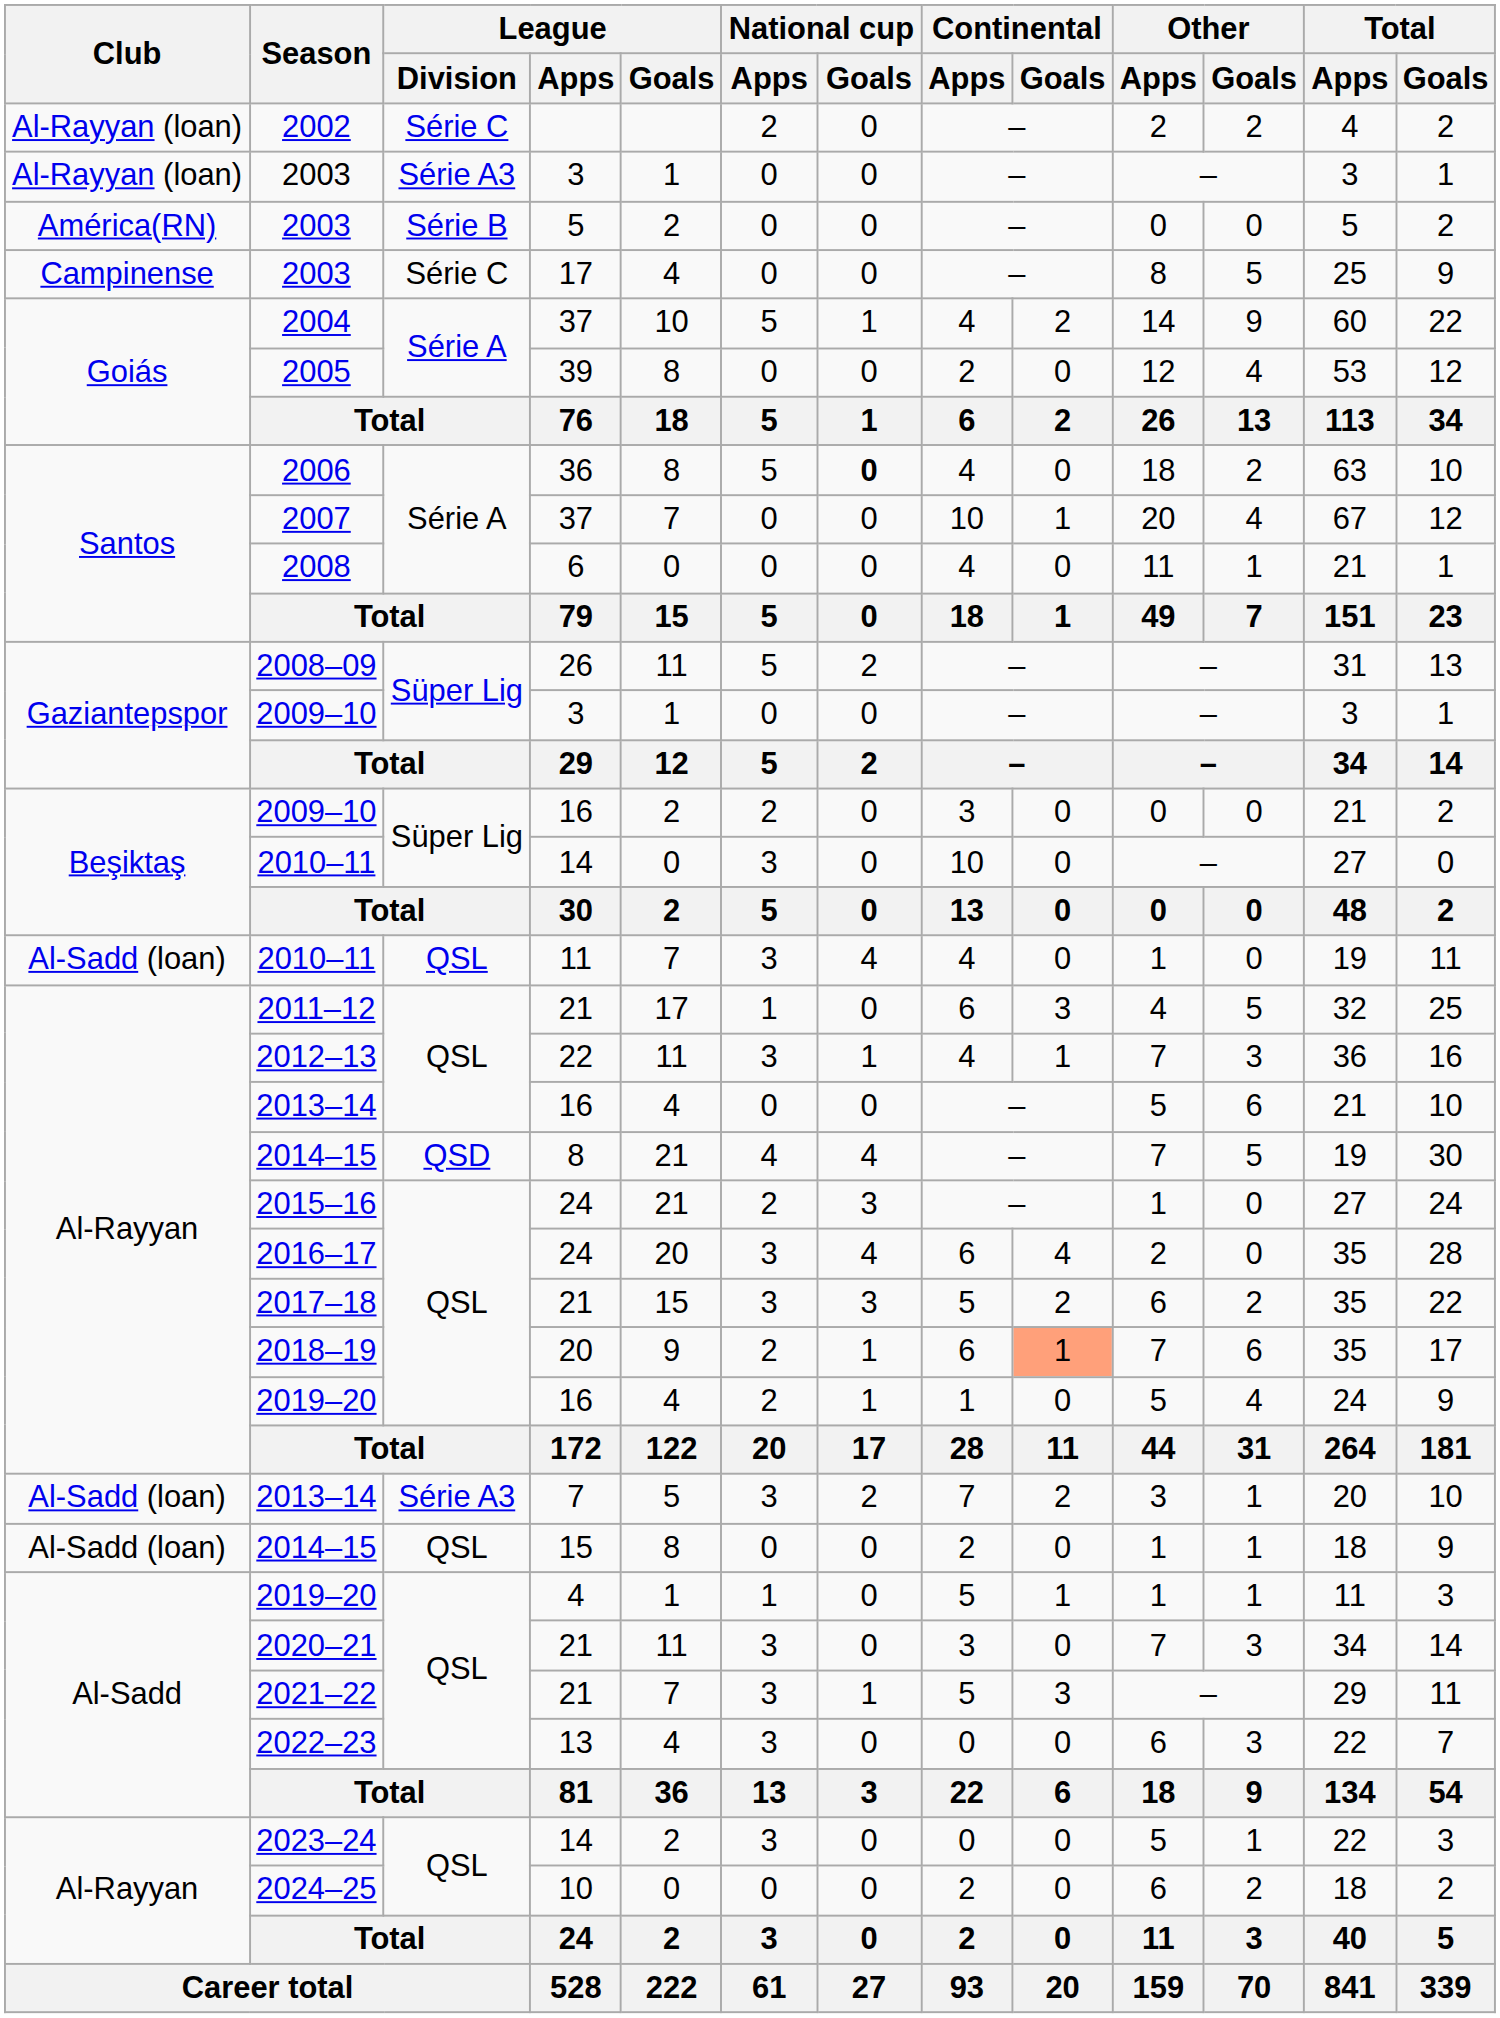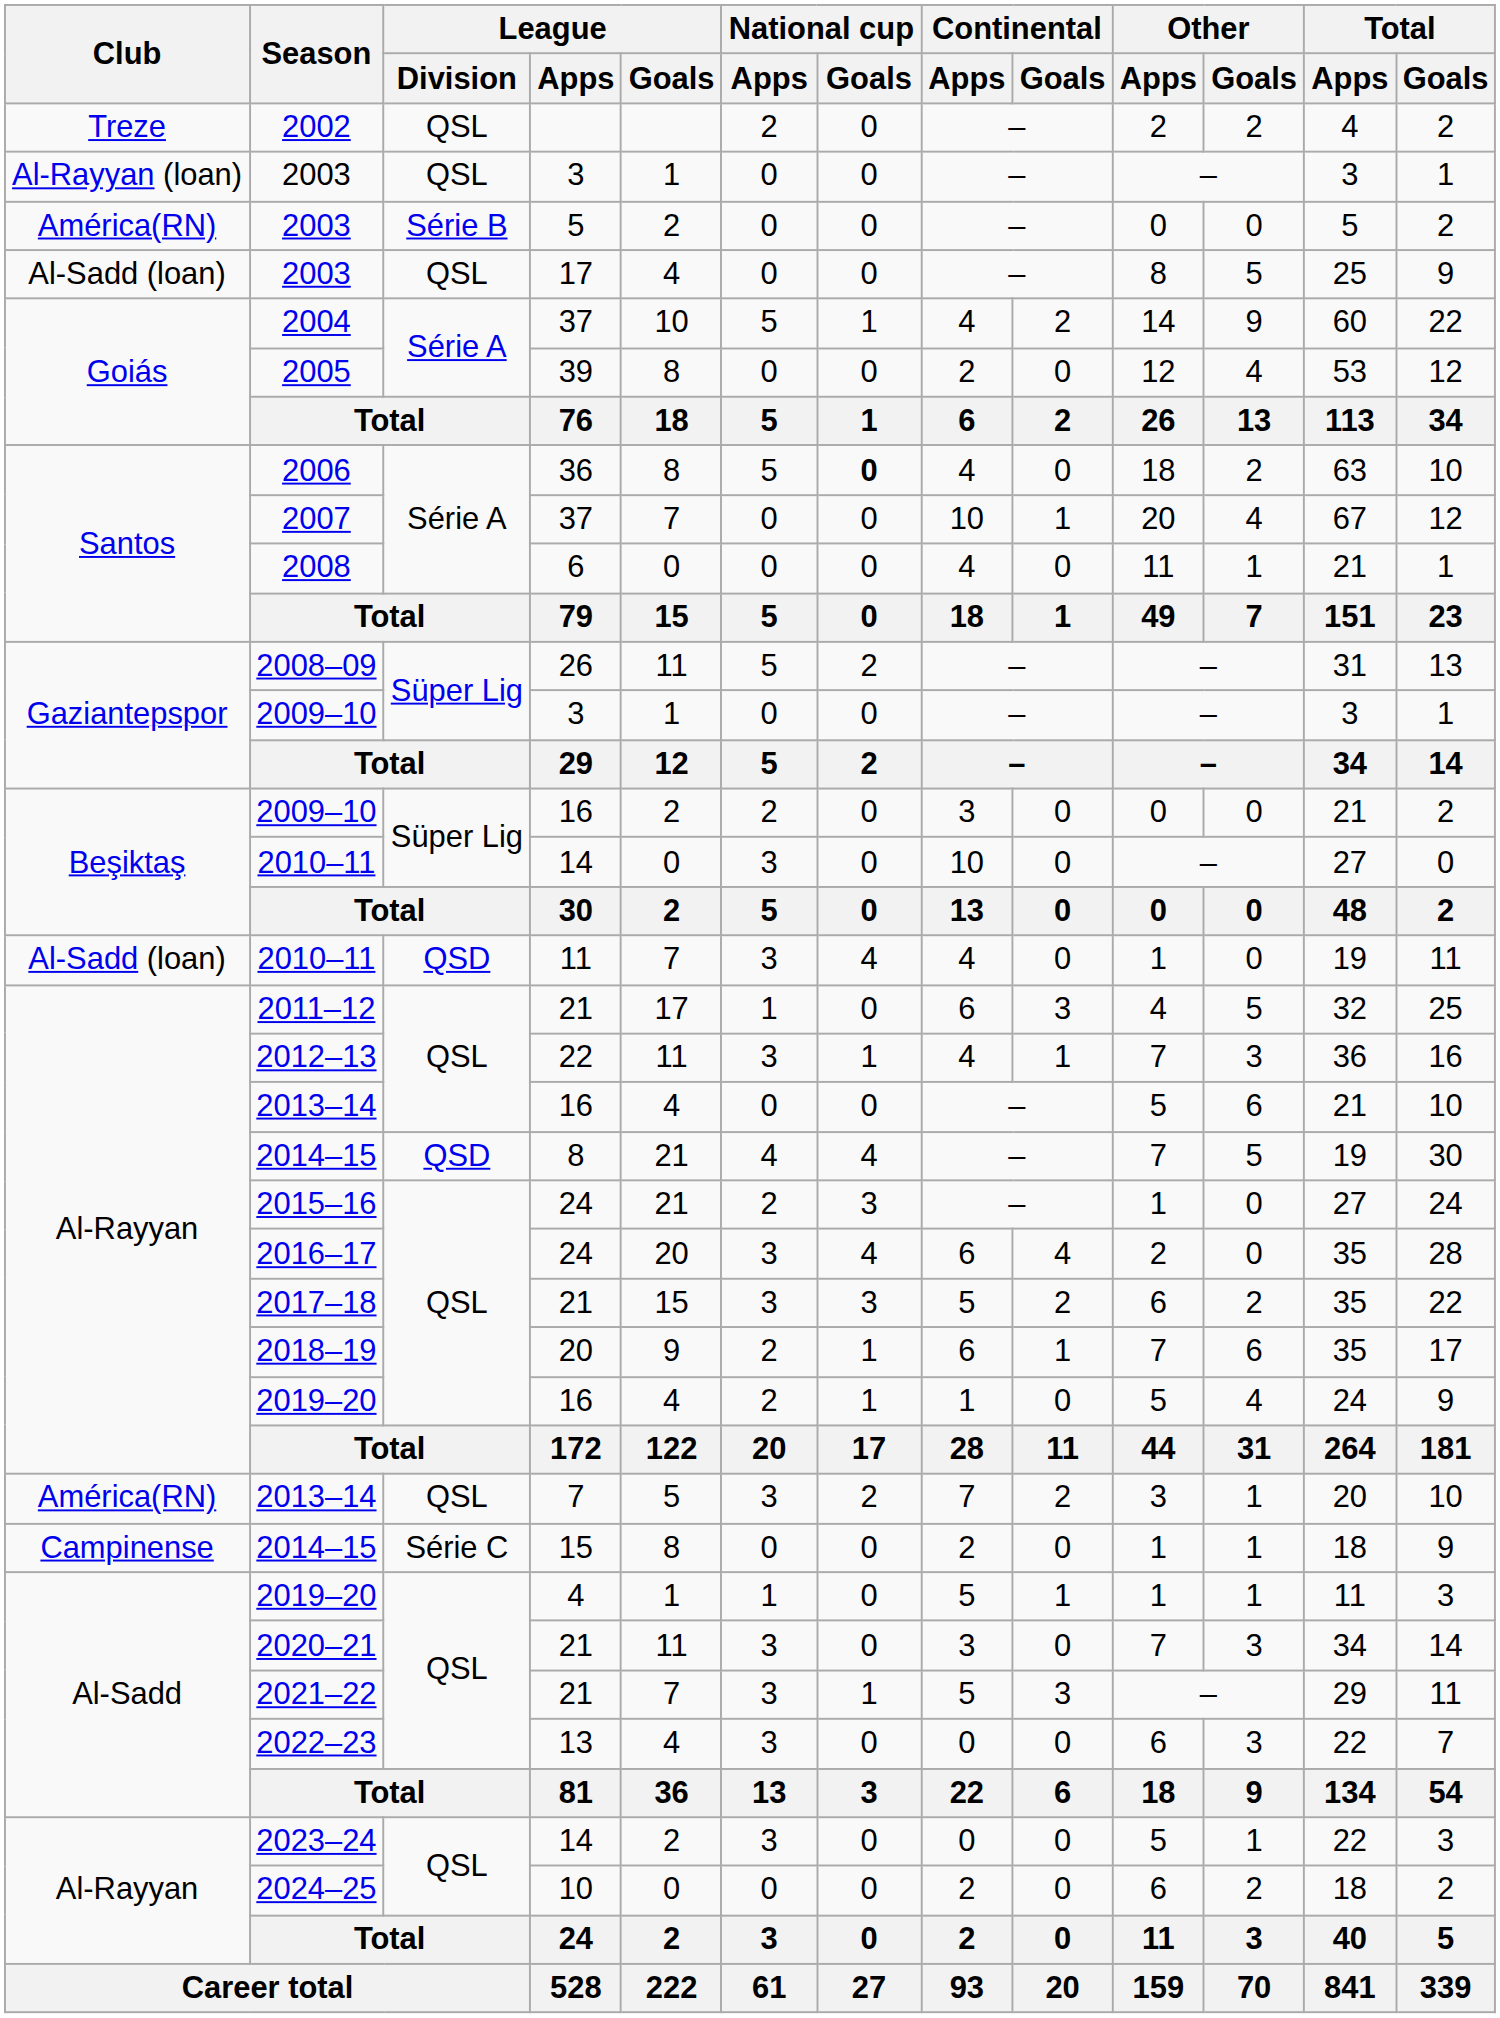(127, 126) Al-Rayyan (loan) -> (127, 126) Treze
(457, 126) Série C -> (457, 126) QSL
(457, 175) Série A3 -> (457, 175) QSL
(127, 273) Campinense -> (127, 273) Al-Sadd (loan)
(457, 273) Série C -> (457, 273) QSL
(457, 959) QSL -> (457, 959) QSD
(1063, 1351) lightsalmon background -> (1063, 1351) no background
(127, 1498) Al-Sadd (loan) -> (127, 1498) América(RN)
(457, 1498) Série A3 -> (457, 1498) QSL
(127, 1547) Al-Sadd (loan) -> (127, 1547) Campinense
(457, 1547) QSL -> (457, 1547) Série C
